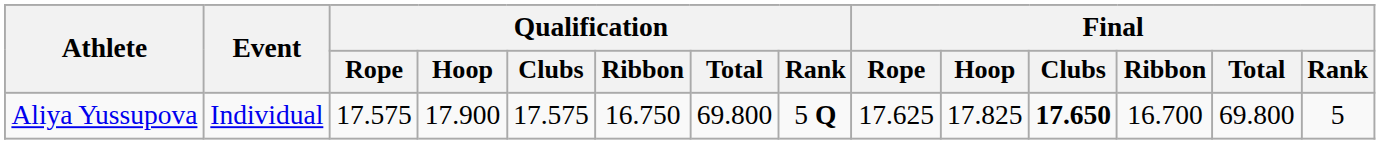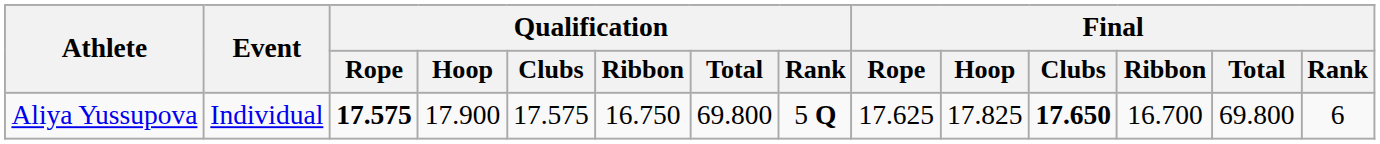(374, 115) normal -> (374, 115) bold
(1338, 115) 5 -> (1338, 115) 6
